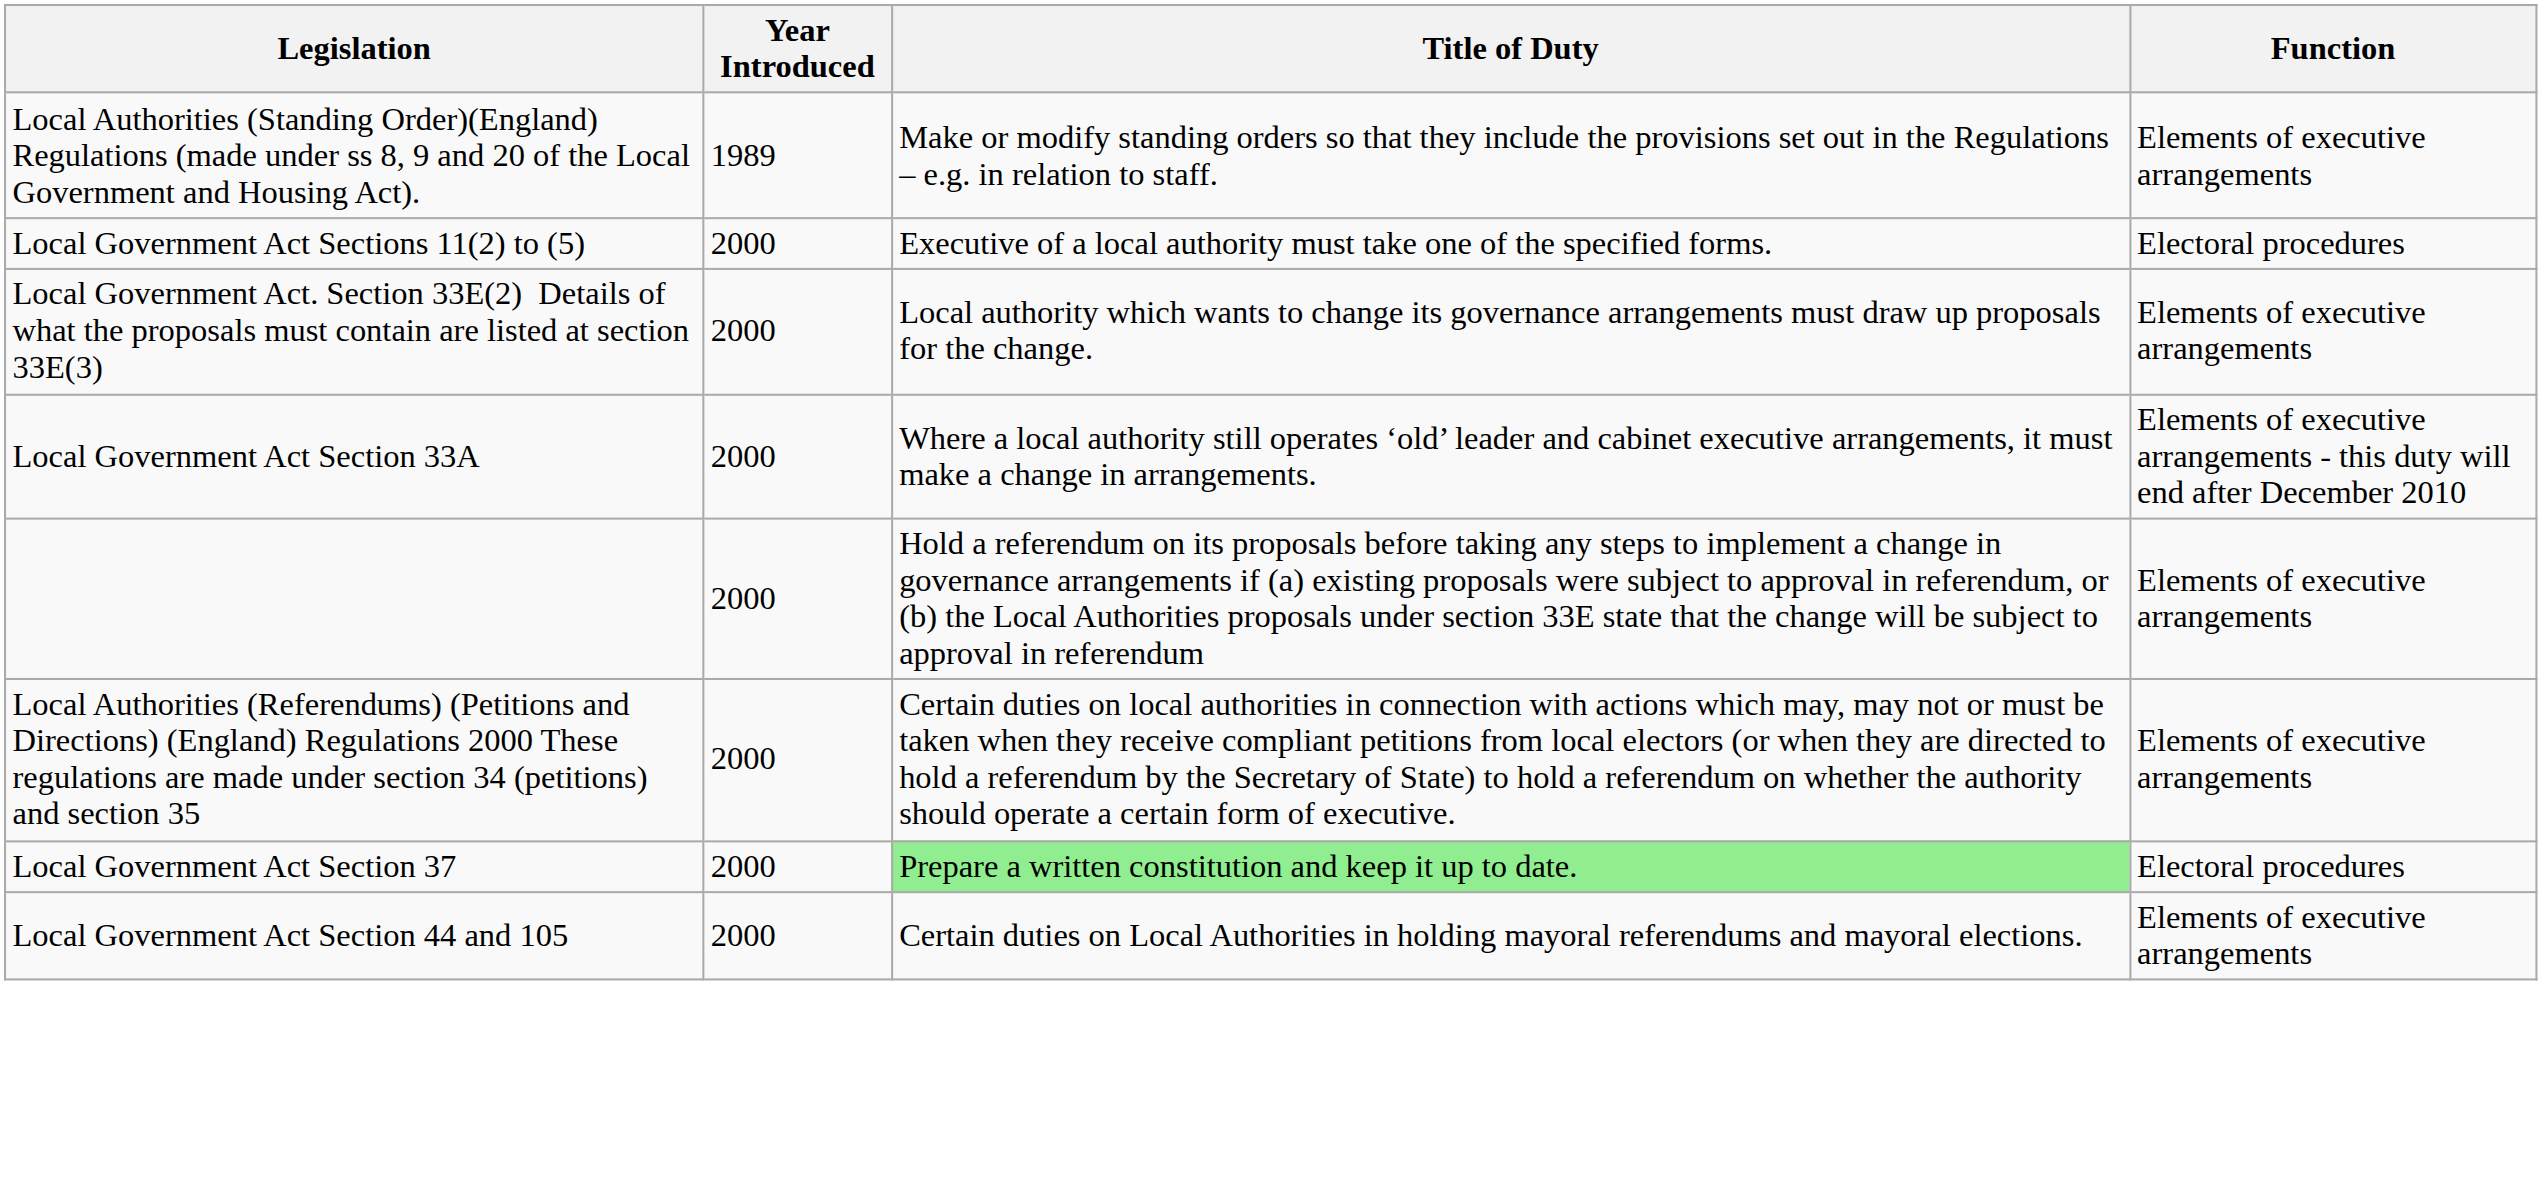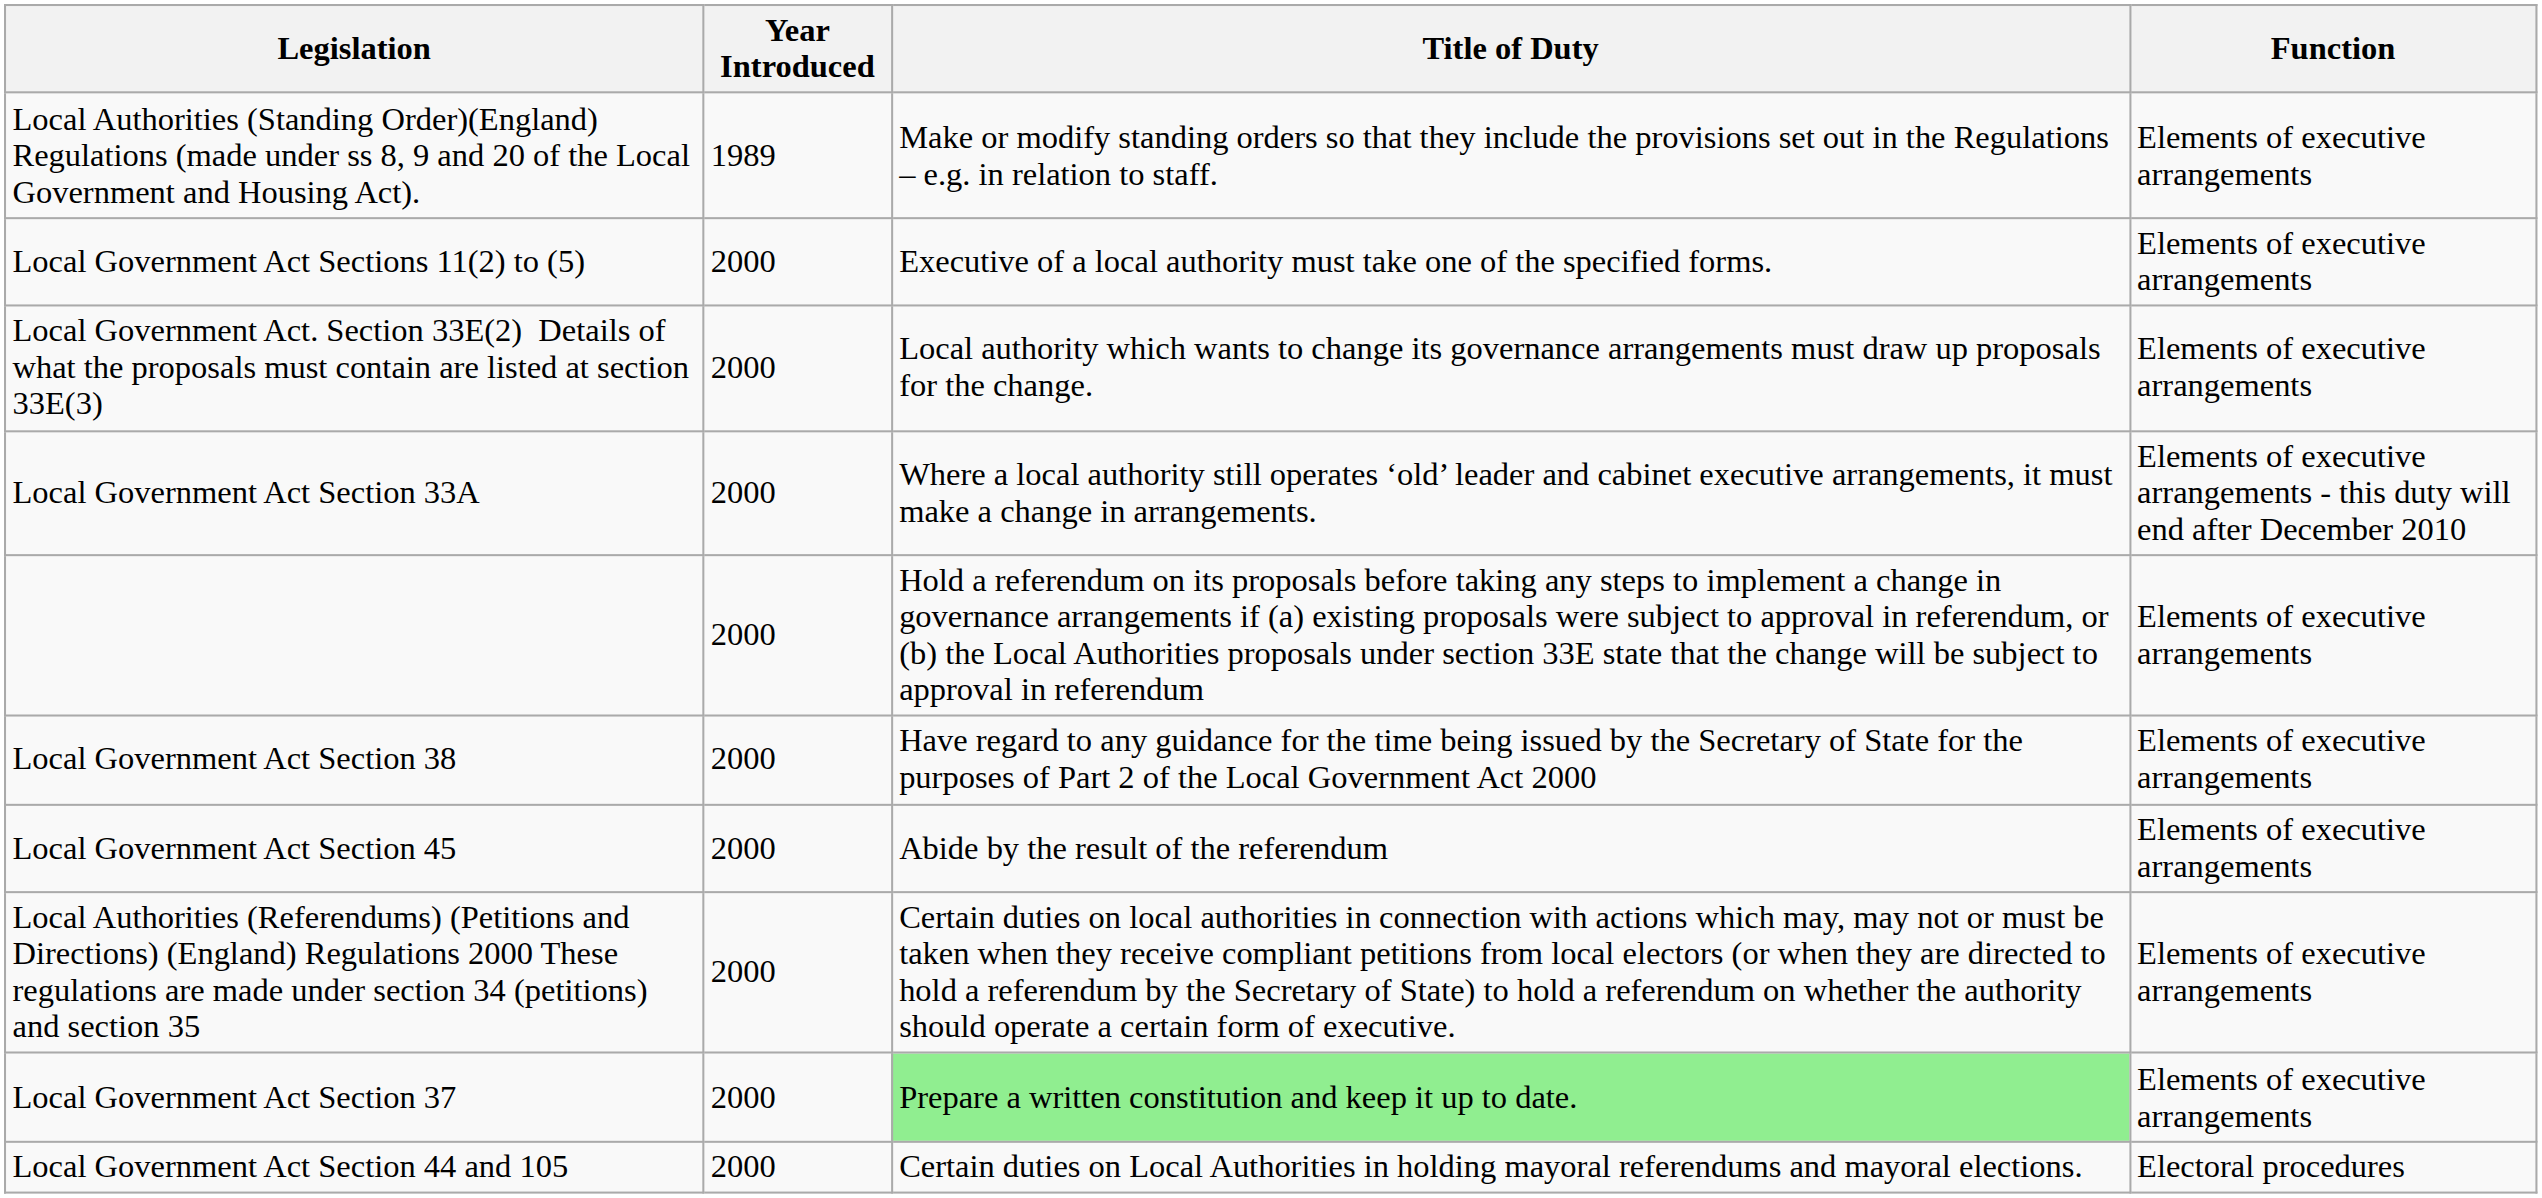(2271, 242) Electoral procedures -> (2281, 261) Elements of executive arrangements
+ row: (234, 759)
+ row: (234, 847)
(2271, 865) Electoral procedures -> (2281, 1096) Elements of executive arrangements
(2281, 935) Elements of executive arrangements -> (2271, 1166) Electoral procedures
